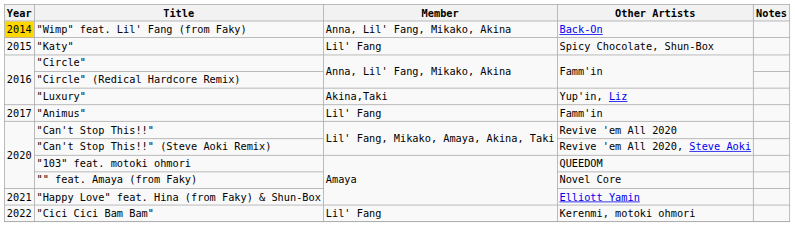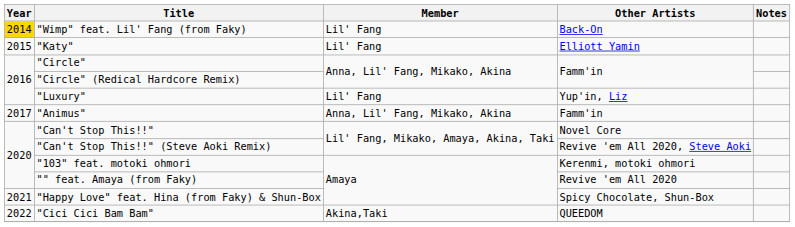(419, 30) Anna, Lil' Fang, Mikako, Akina -> (354, 30) Lil' Fang
(637, 46) Spicy Chocolate, Shun-Box -> (600, 46) Elliott Yamin
(357, 96) Akina,Taki -> (354, 96) Lil' Fang
(354, 113) Lil' Fang -> (419, 113) Anna, Lil' Fang, Mikako, Akina
(618, 130) Revive 'em All 2020 -> (590, 130) Novel Core
(581, 163) QUEEDOM -> (627, 163) Kerenmi, motoki ohmori
(590, 180) Novel Core -> (618, 180) Revive 'em All 2020
(600, 197) Elliott Yamin -> (637, 197) Spicy Chocolate, Shun-Box
(354, 214) Lil' Fang -> (357, 214) Akina,Taki
(627, 214) Kerenmi, motoki ohmori -> (581, 214) QUEEDOM
